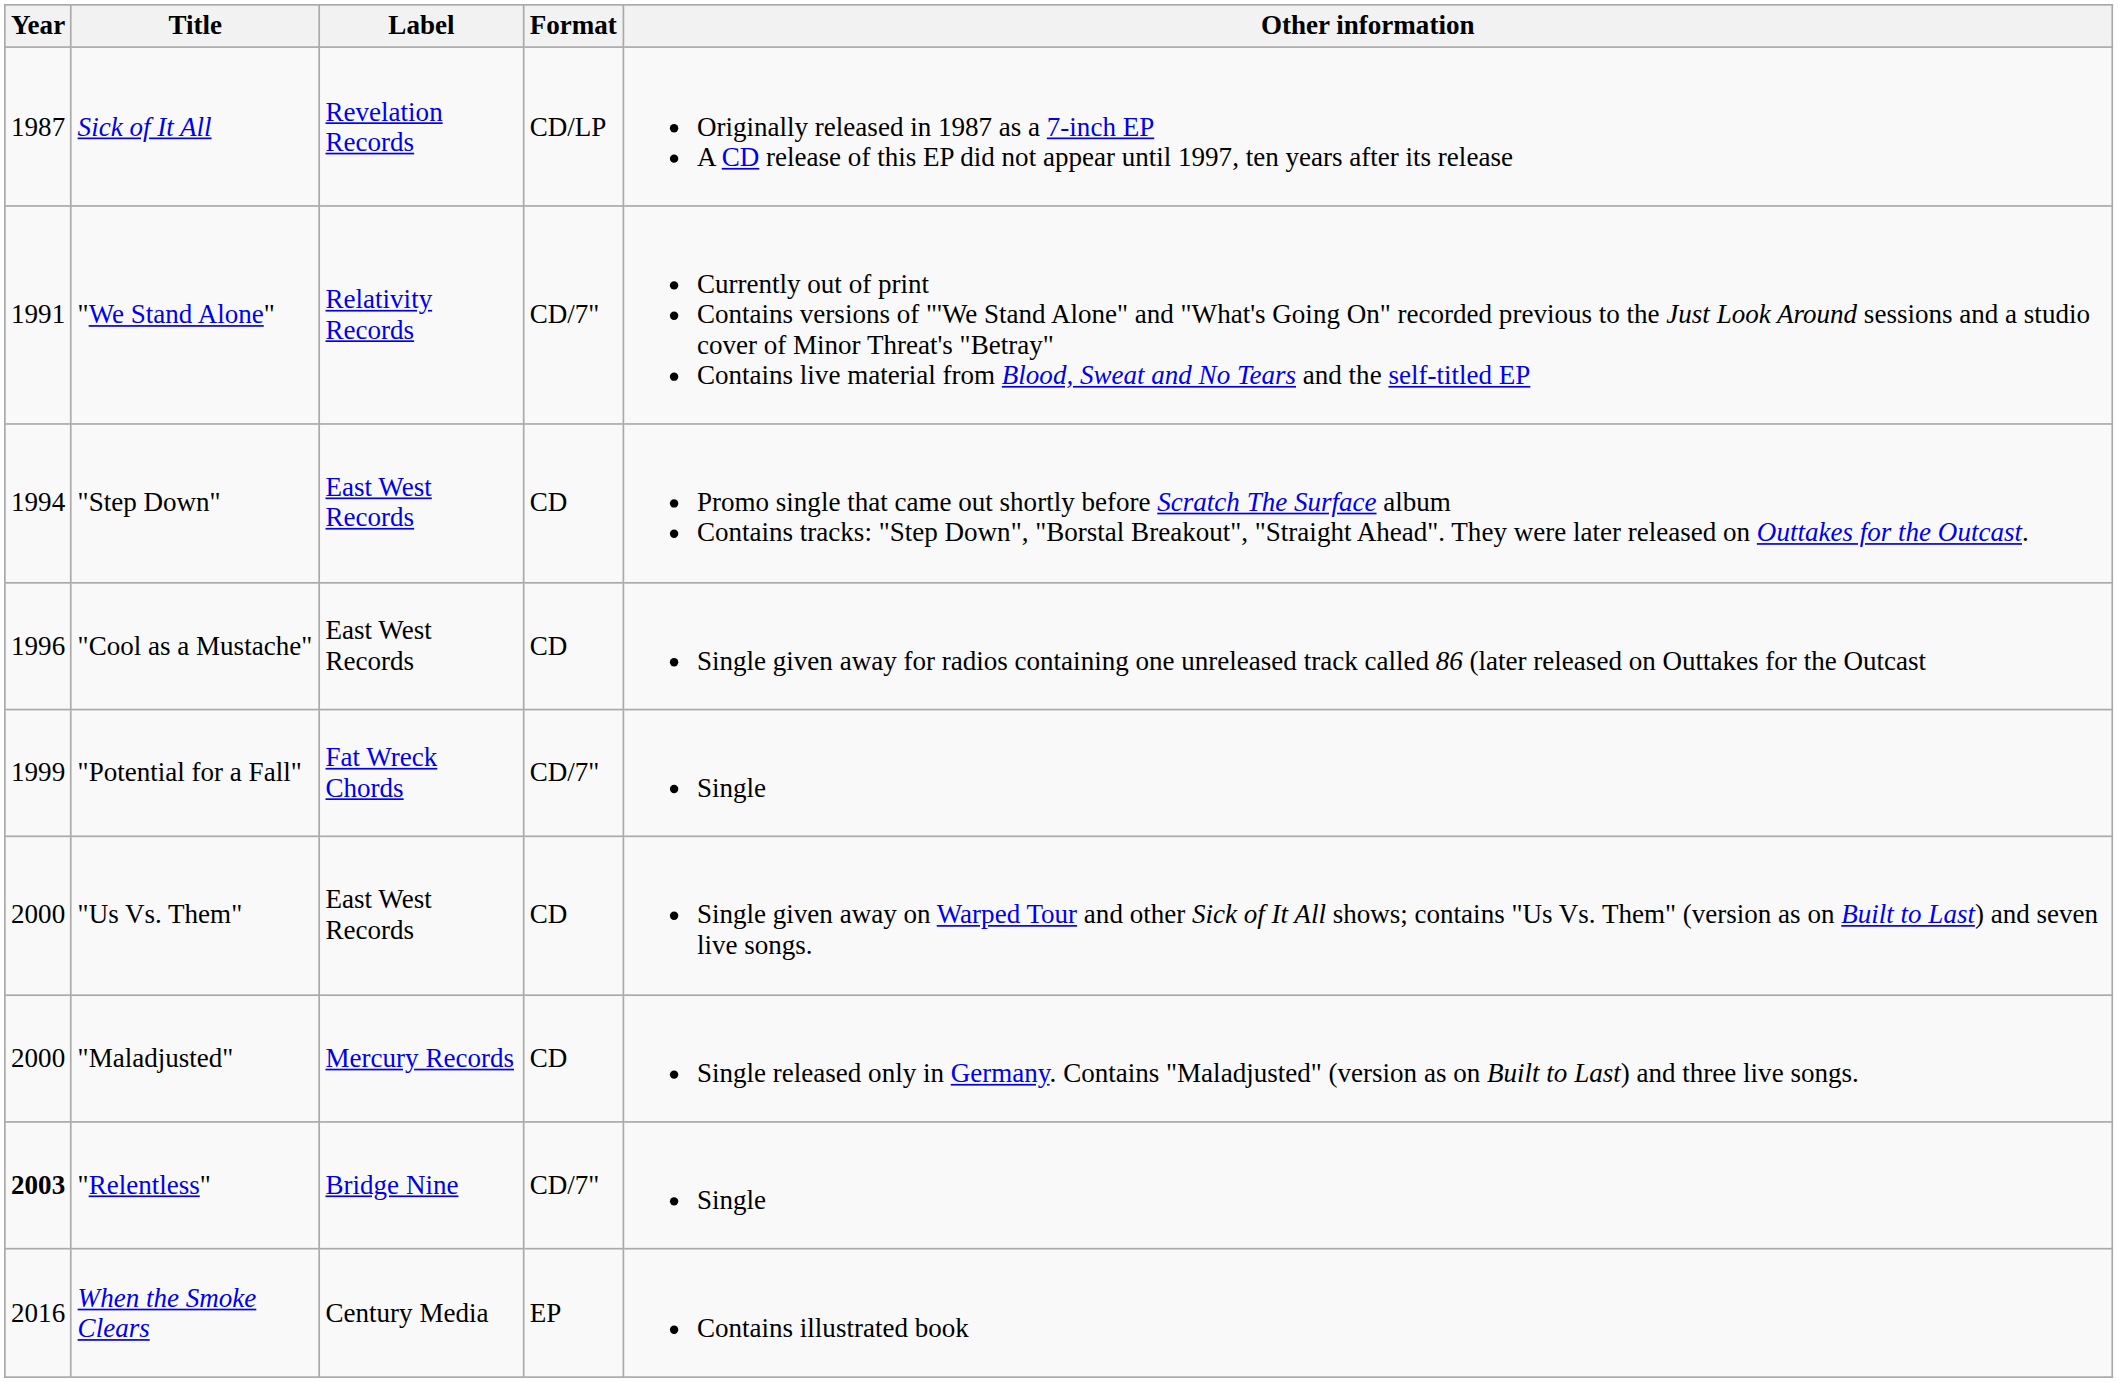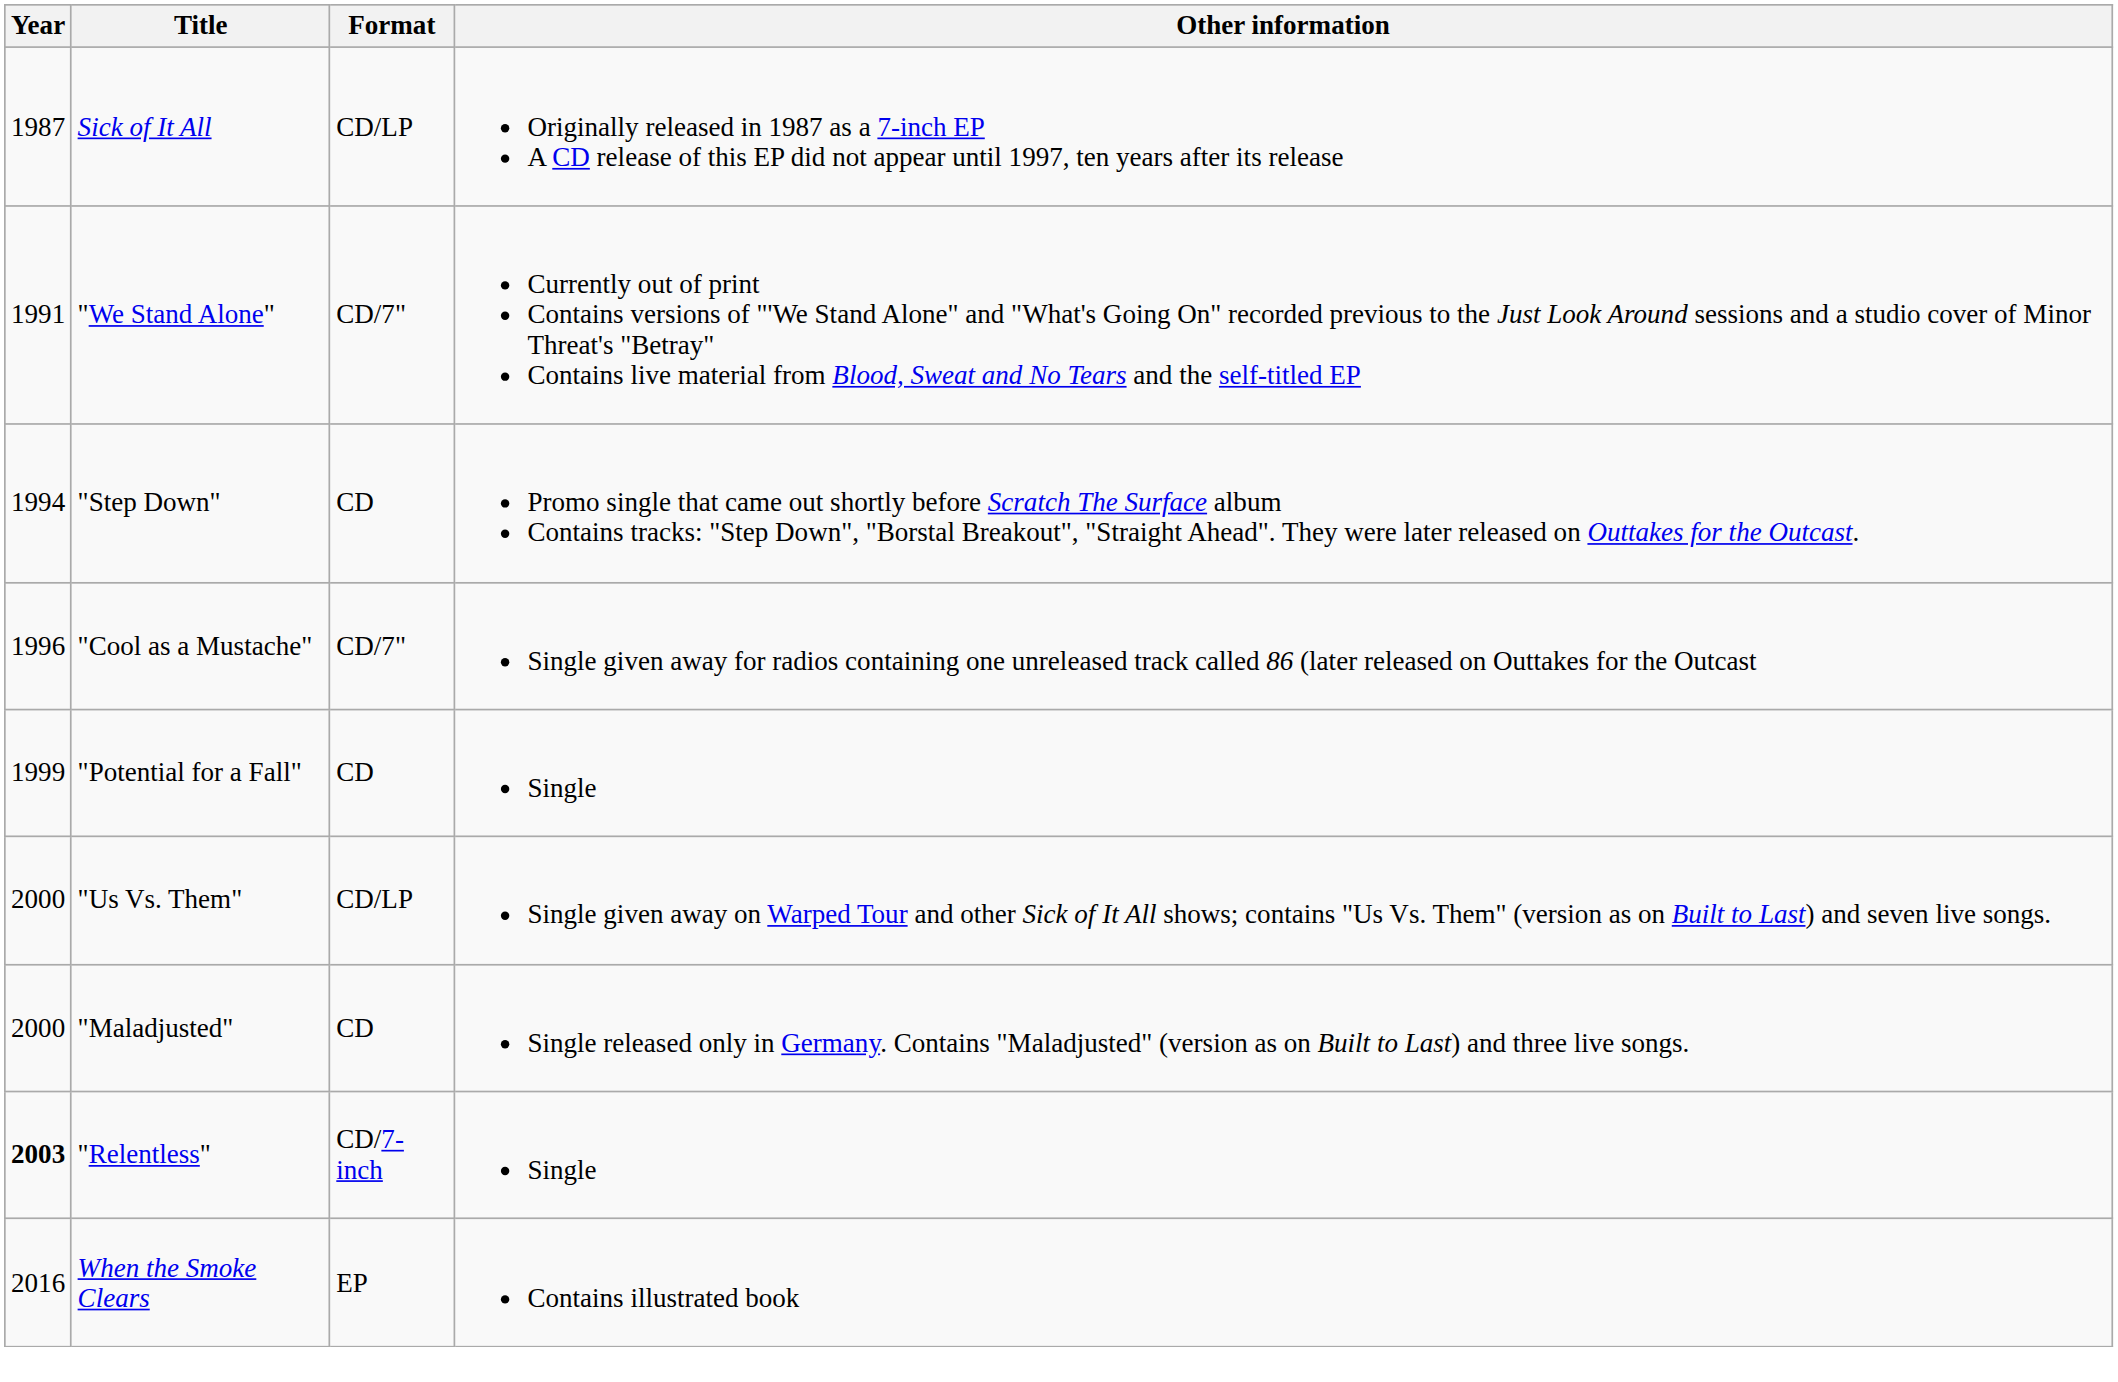- column: (421, 25)
(549, 645) CD -> (371, 645) CD/7"
(565, 772) CD/7" -> (355, 772) CD
(549, 915) CD -> (375, 900) CD/LP
(565, 1185) CD/7" -> (370, 1154) CD/7-inch
